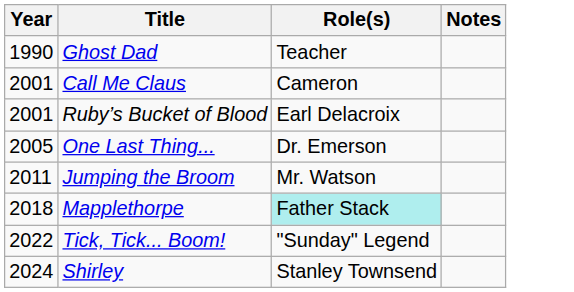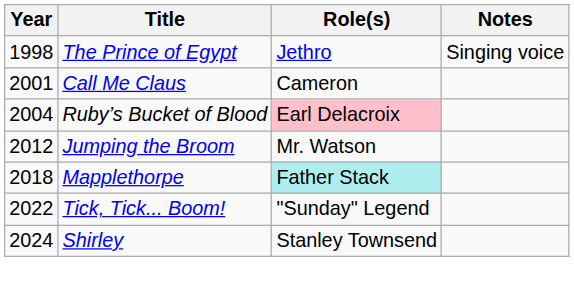- row: (110, 51)
+ row: (150, 51)
(31, 114) 2001 -> (31, 114) 2004
(338, 114) no background -> (338, 114) pink background
- row: (139, 146)
(31, 177) 2011 -> (31, 146) 2012
